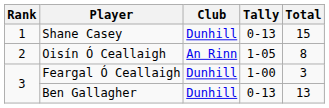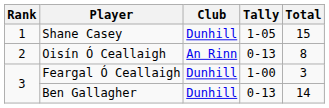(261, 34) 0-13 -> (261, 34) 1-05
(261, 54) 1-05 -> (261, 54) 0-13
(303, 93) 13 -> (303, 93) 14
